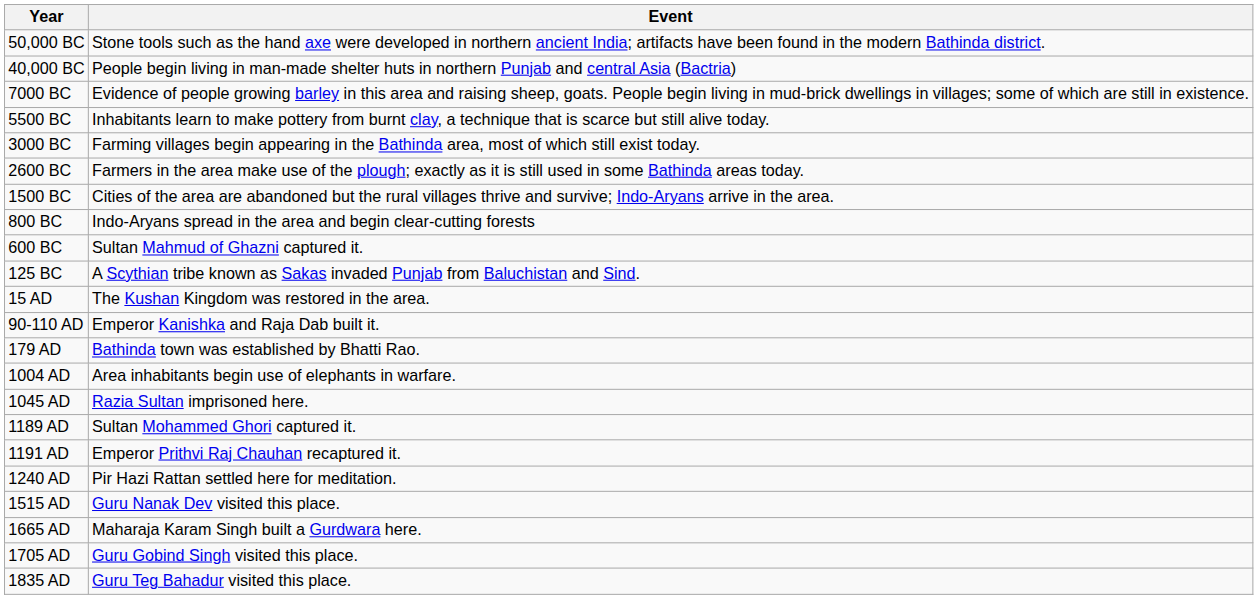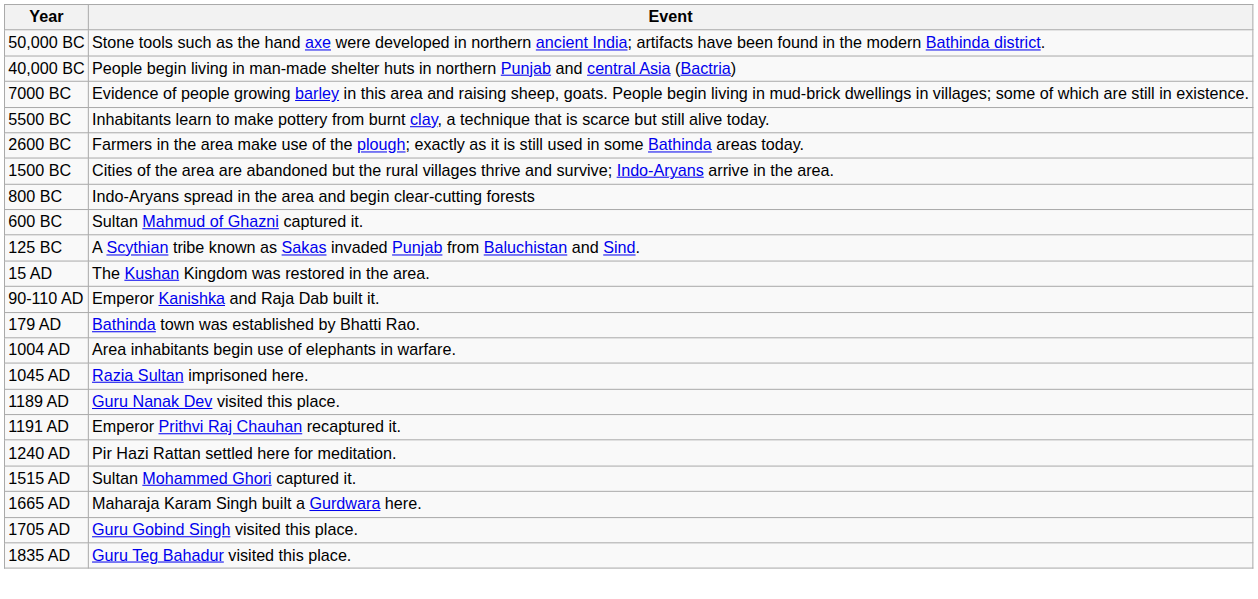- row: (40, 145)
(224, 427) Sultan Mohammed Ghori captured it. -> (216, 401) Guru Nanak Dev visited this place.
(216, 504) Guru Nanak Dev visited this place. -> (224, 478) Sultan Mohammed Ghori captured it.
